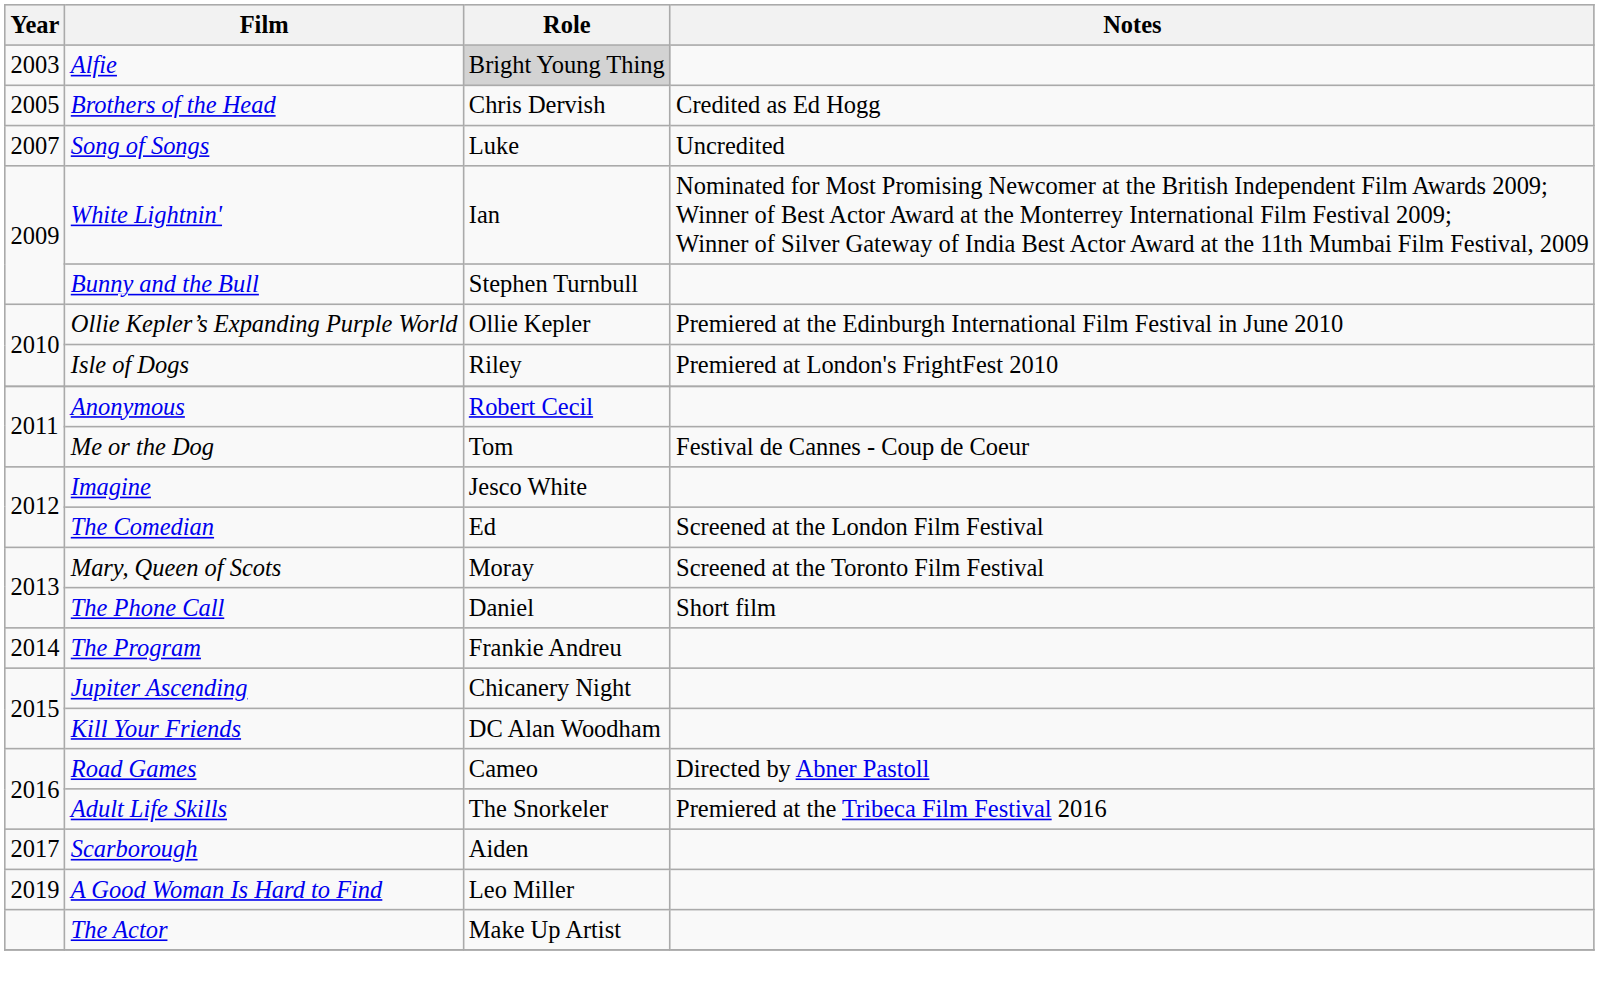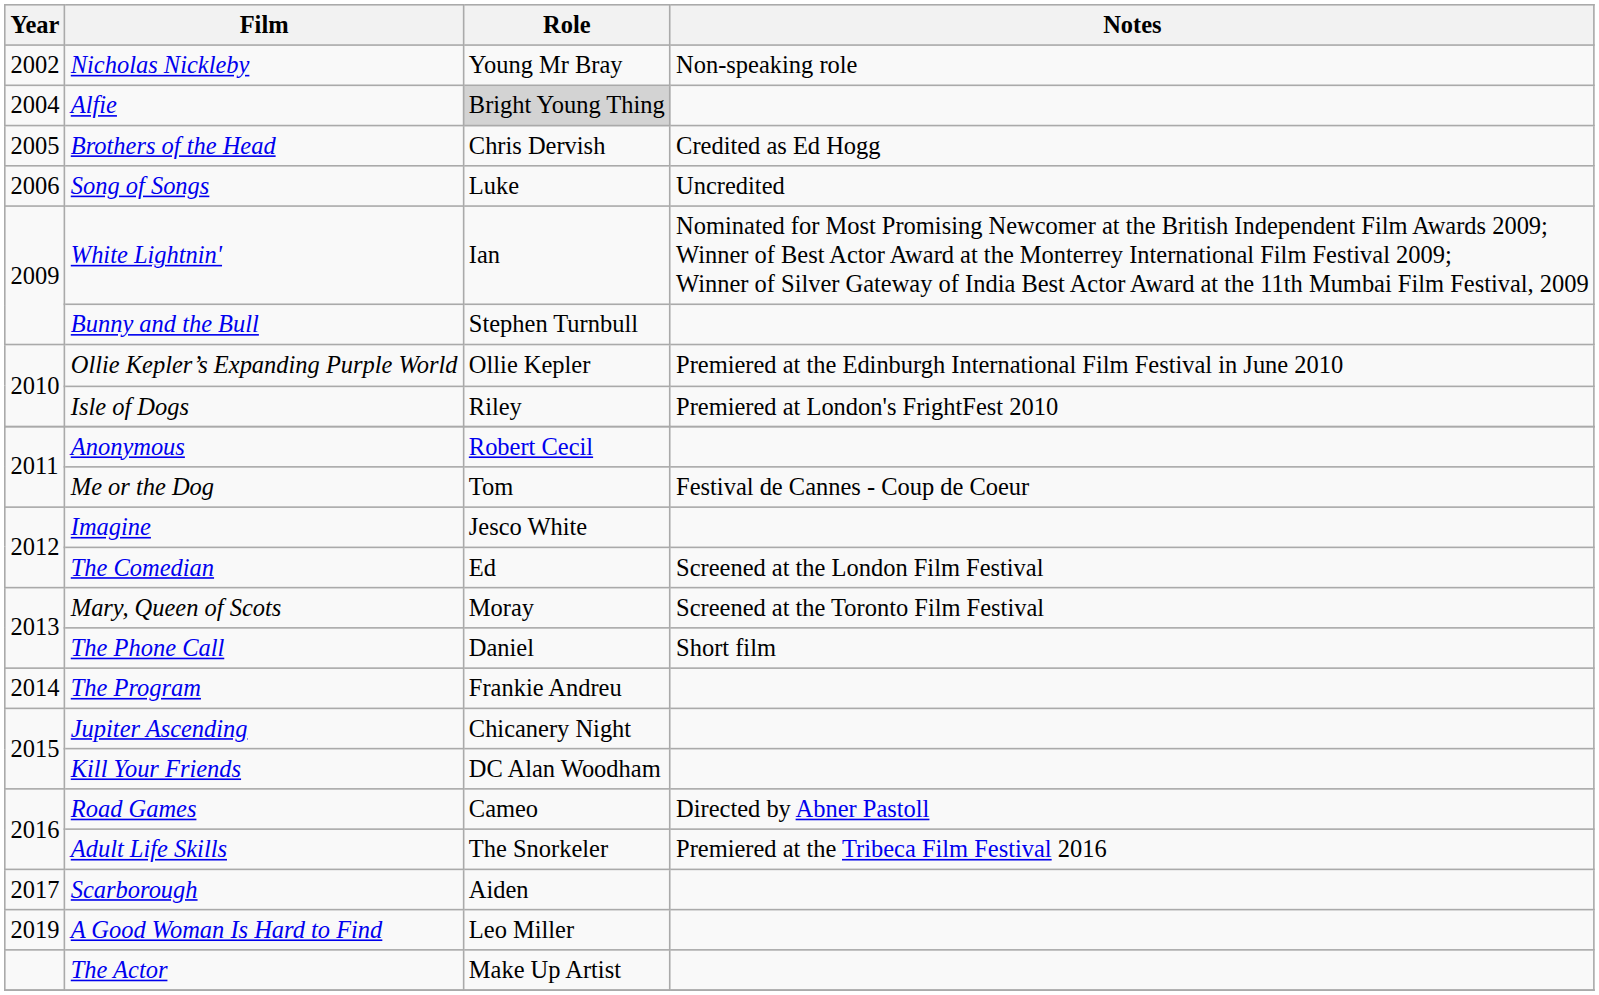+ row: (160, 65)
(35, 65) 2003 -> (35, 105) 2004
(35, 145) 2007 -> (35, 186) 2006
